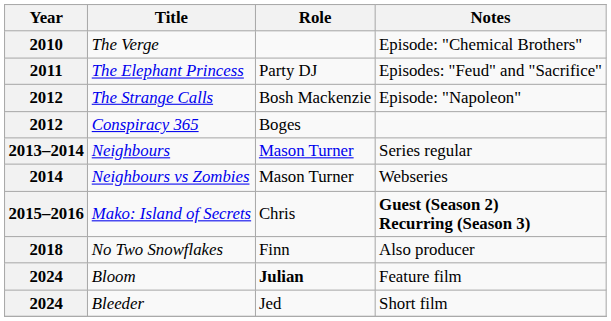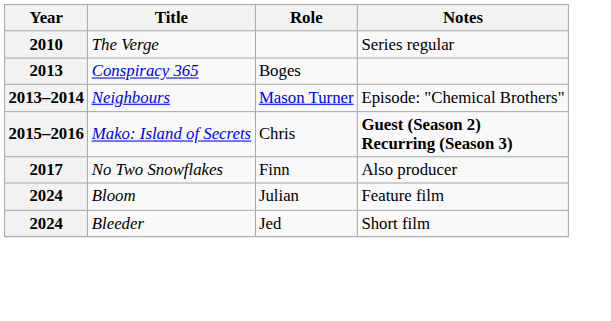(481, 44) Episode: "Chemical Brothers" -> (408, 44) Series regular
- row: (168, 71)
- row: (152, 97)
(46, 124) 2012 -> (46, 71) 2013
(425, 151) Series regular -> (463, 97) Episode: "Chemical Brothers"
- row: (171, 177)
(46, 249) 2018 -> (46, 169) 2017
(281, 276) bold -> (279, 196) normal
